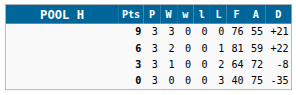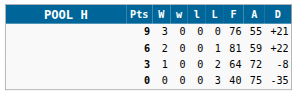- column: (152, 14)
